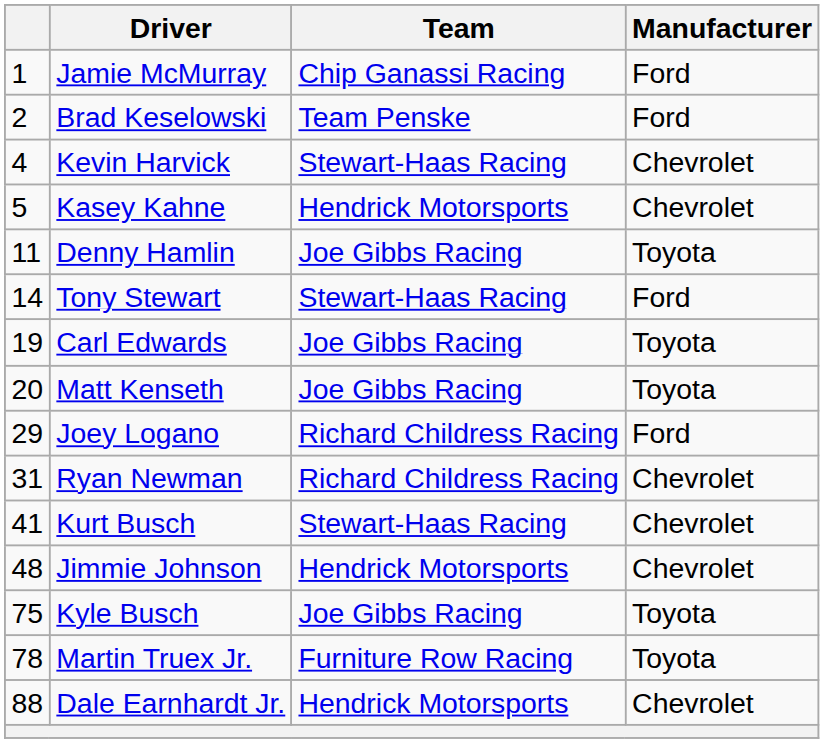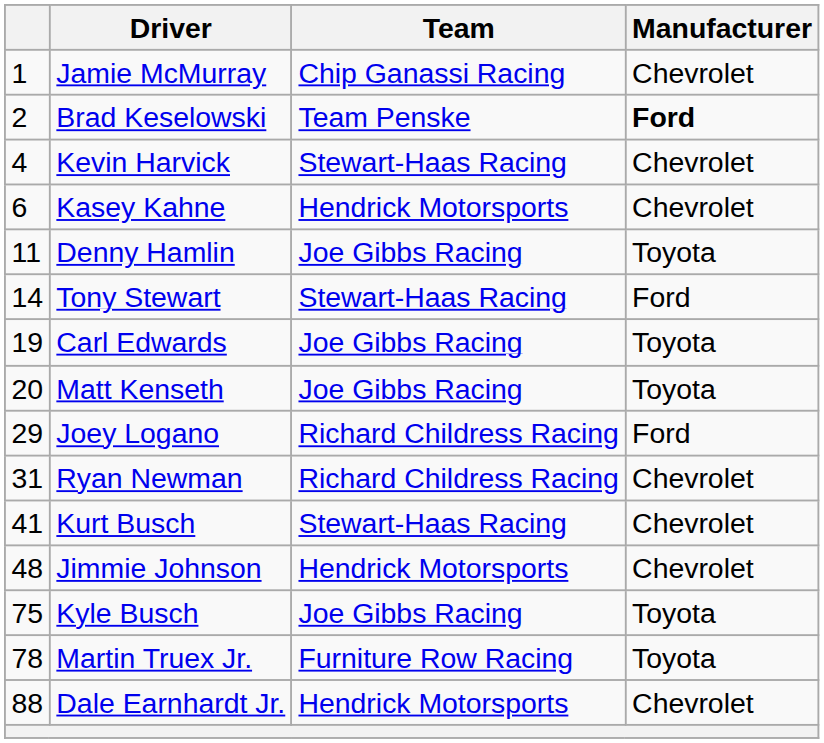(661, 73) Ford -> (693, 73) Chevrolet
(661, 118) normal -> (664, 118) bold
(19, 208) 5 -> (19, 208) 6
